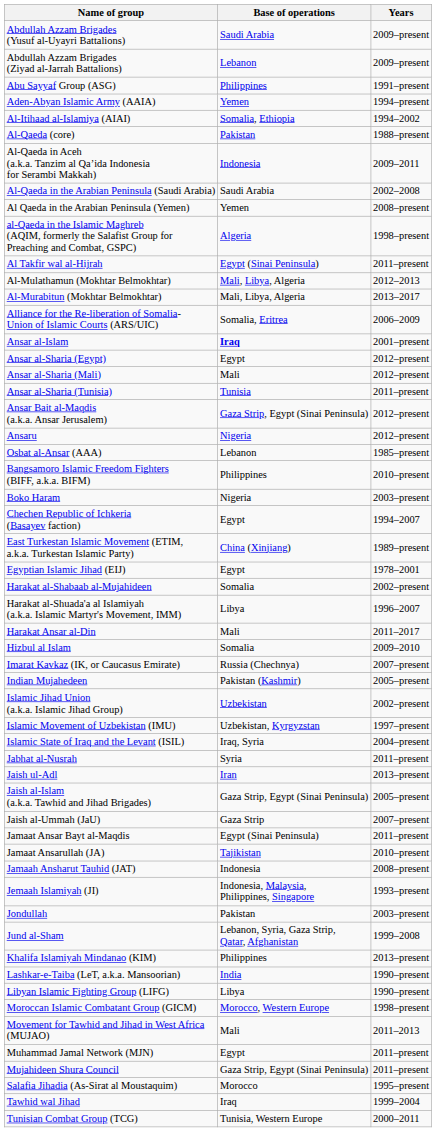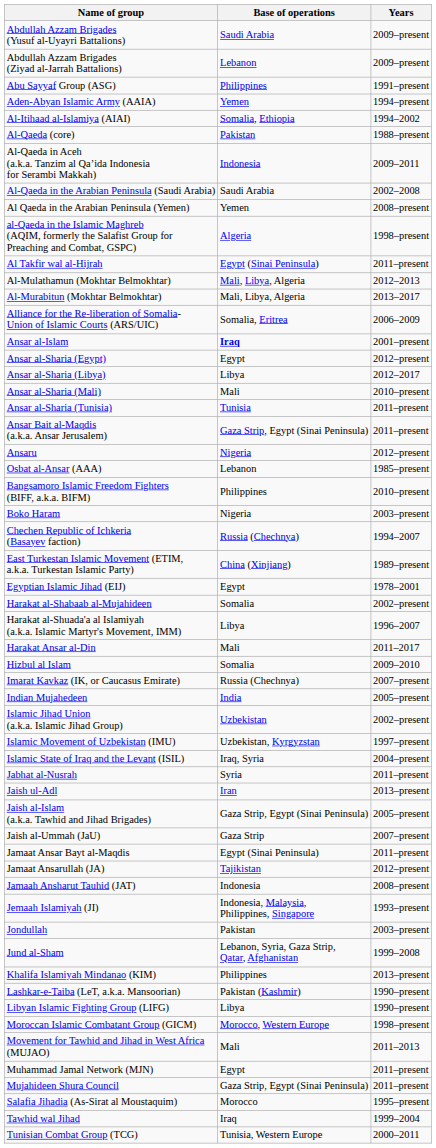+ row: (56, 375)
(401, 375) 2012–present -> (401, 391) 2010–present
(401, 413) 2012–present -> (401, 430) 2011–present
(232, 519) Egypt -> (259, 536) Russia (Chechnya)
(260, 680) Pakistan (Kashmir) -> (231, 697) India
(401, 852) 2010–present -> (401, 869) 2012–present
(231, 975) India -> (260, 991) Pakistan (Kashmir)
